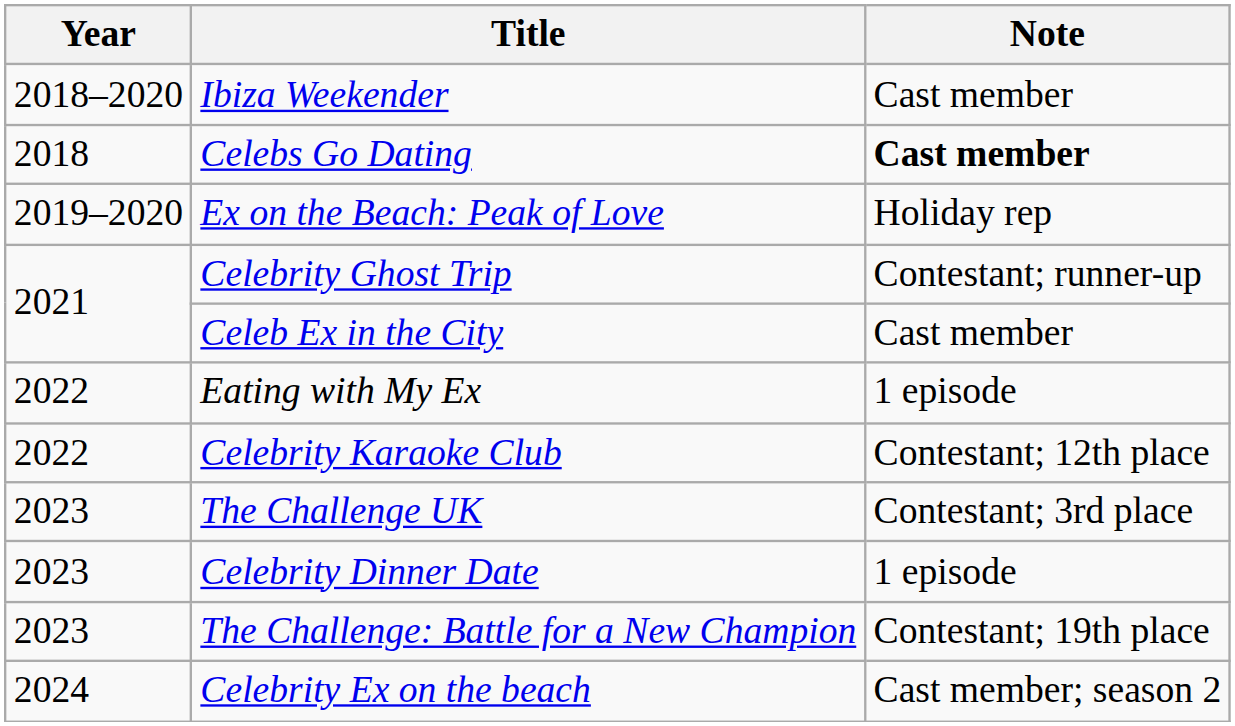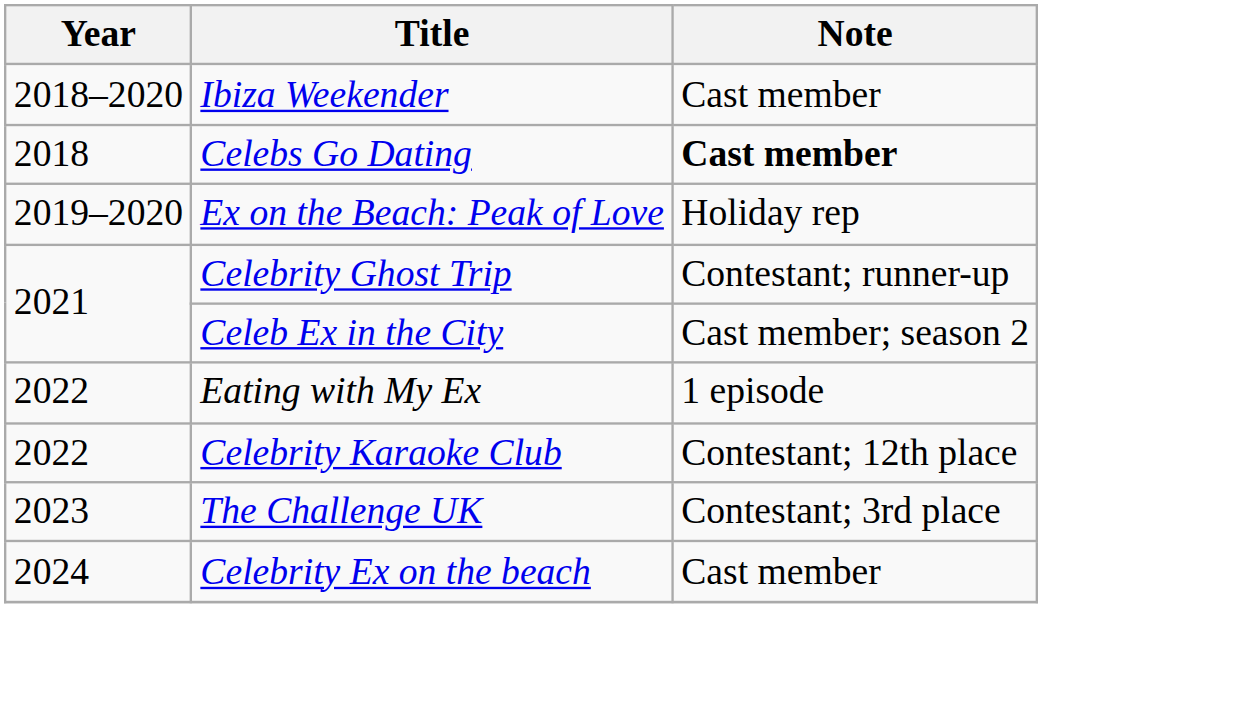(973, 332) Cast member -> (855, 332) Cast member; season 2
- row: (370, 570)
- row: (528, 630)
(1047, 690) Cast member; season 2 -> (781, 570) Cast member
